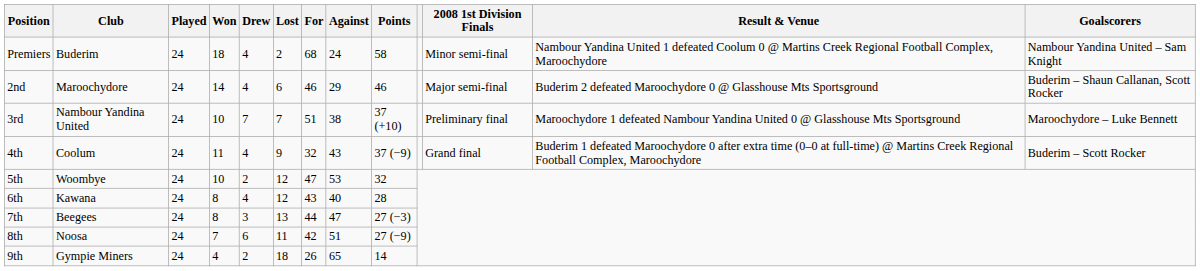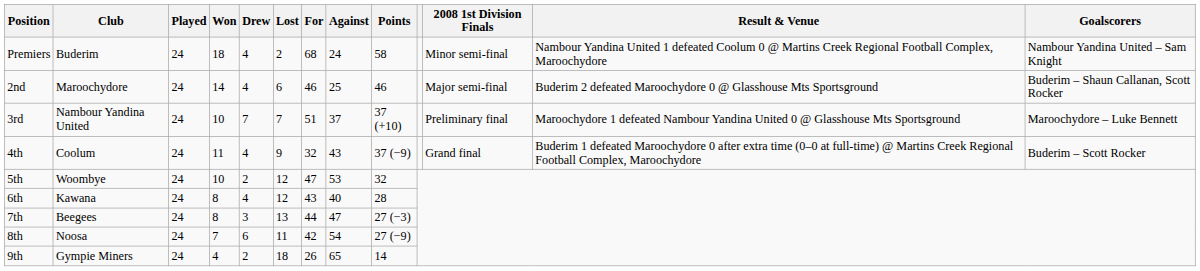(335, 86) 29 -> (335, 86) 25
(335, 119) 38 -> (335, 119) 37
(335, 236) 51 -> (335, 236) 54
